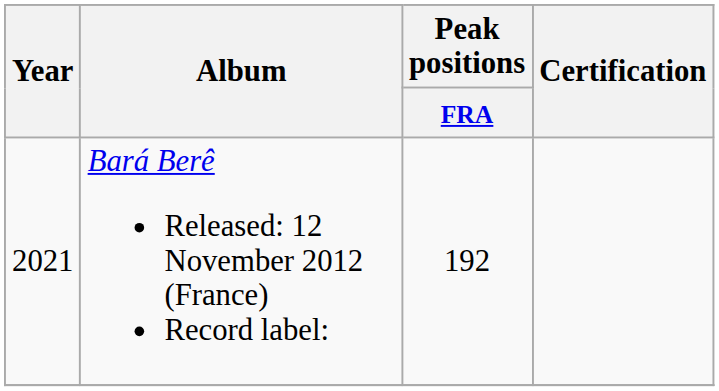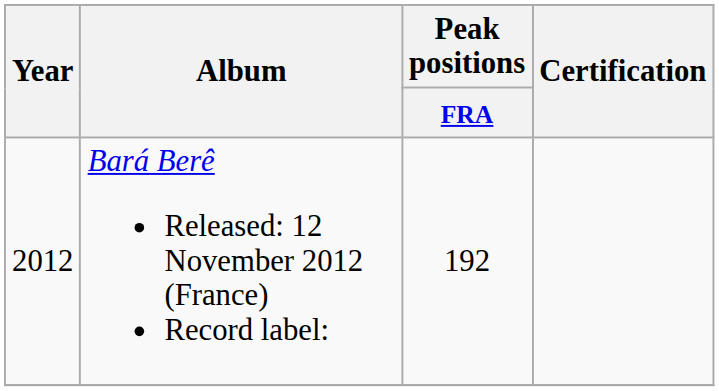(43, 260) 2021 -> (43, 260) 2012
